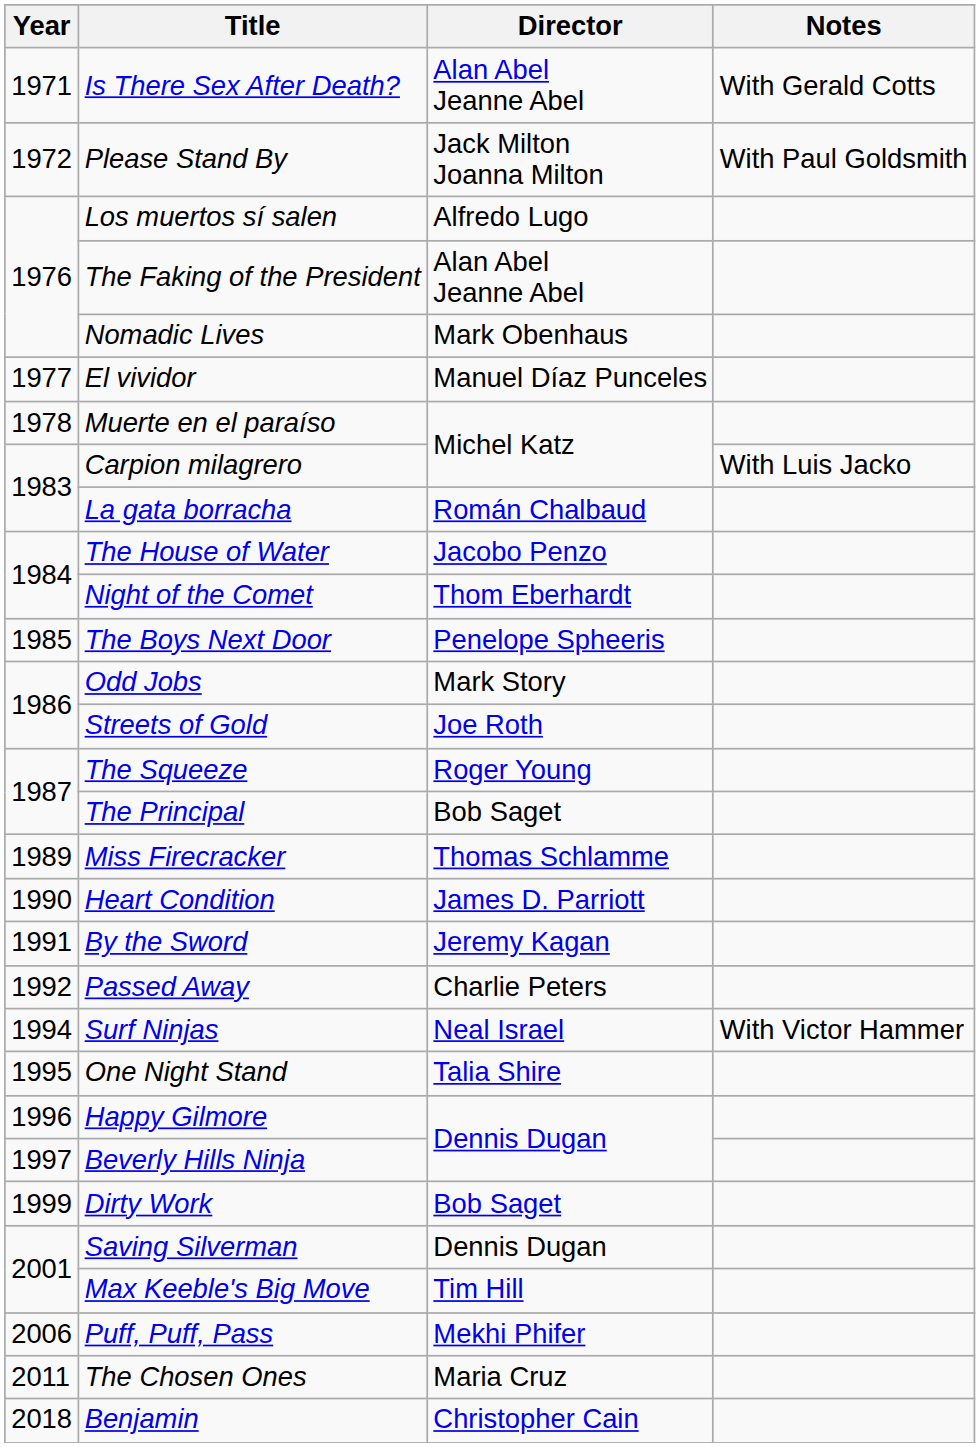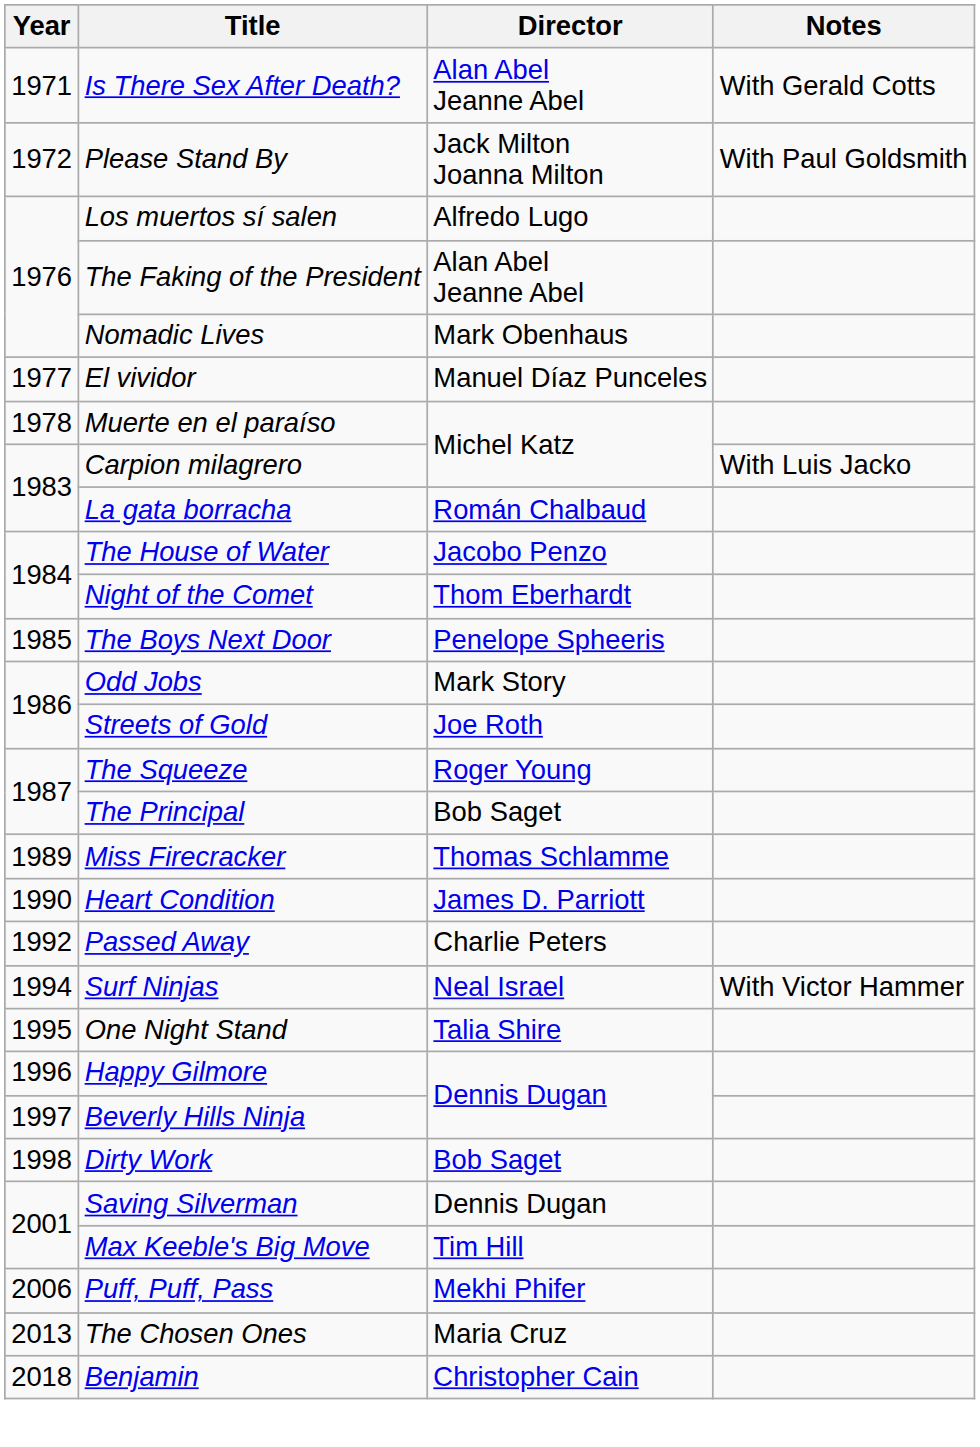- row: (166, 942)
(42, 1203) 1999 -> (42, 1159) 1998
(41, 1376) 2011 -> (42, 1333) 2013
